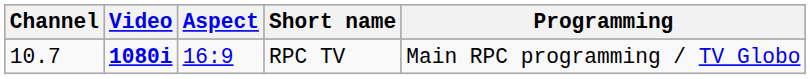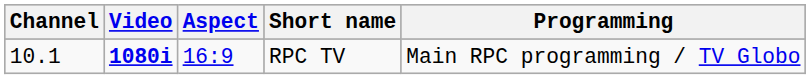(35, 57) 10.7 -> (35, 57) 10.1
